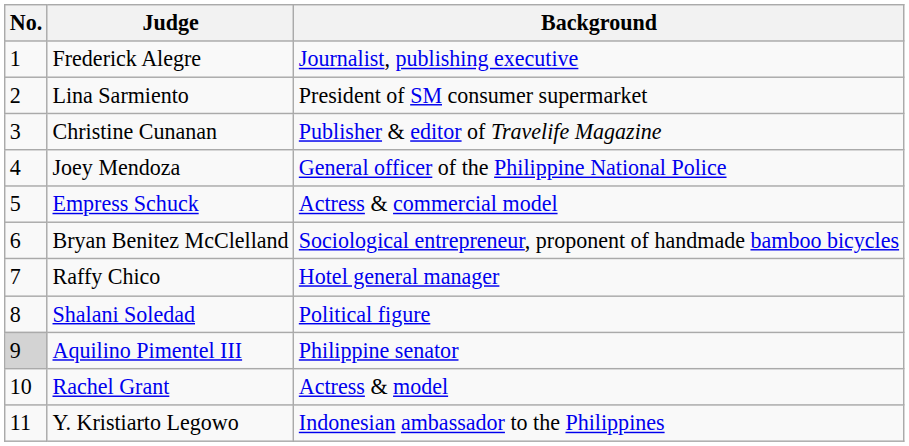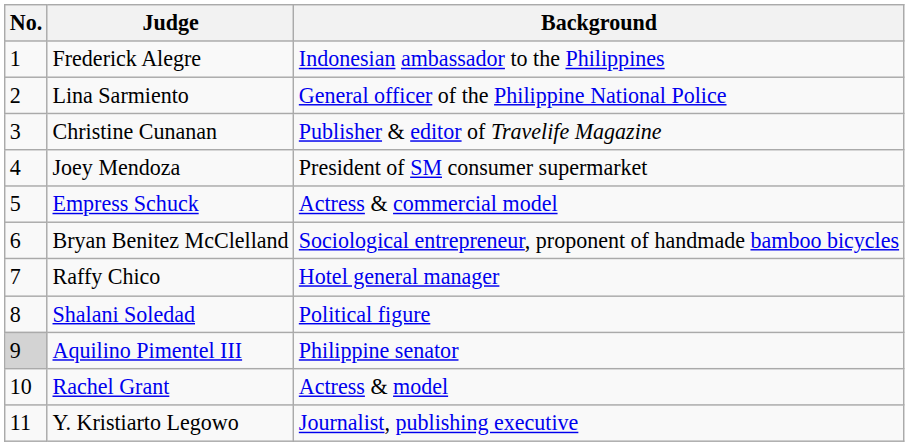(439, 59) Journalist, publishing executive -> (482, 59) Indonesian ambassador to the Philippines
(473, 95) President of SM consumer supermarket -> (513, 95) General officer of the Philippine National Police
(513, 168) General officer of the Philippine National Police -> (473, 168) President of SM consumer supermarket
(482, 422) Indonesian ambassador to the Philippines -> (439, 422) Journalist, publishing executive
